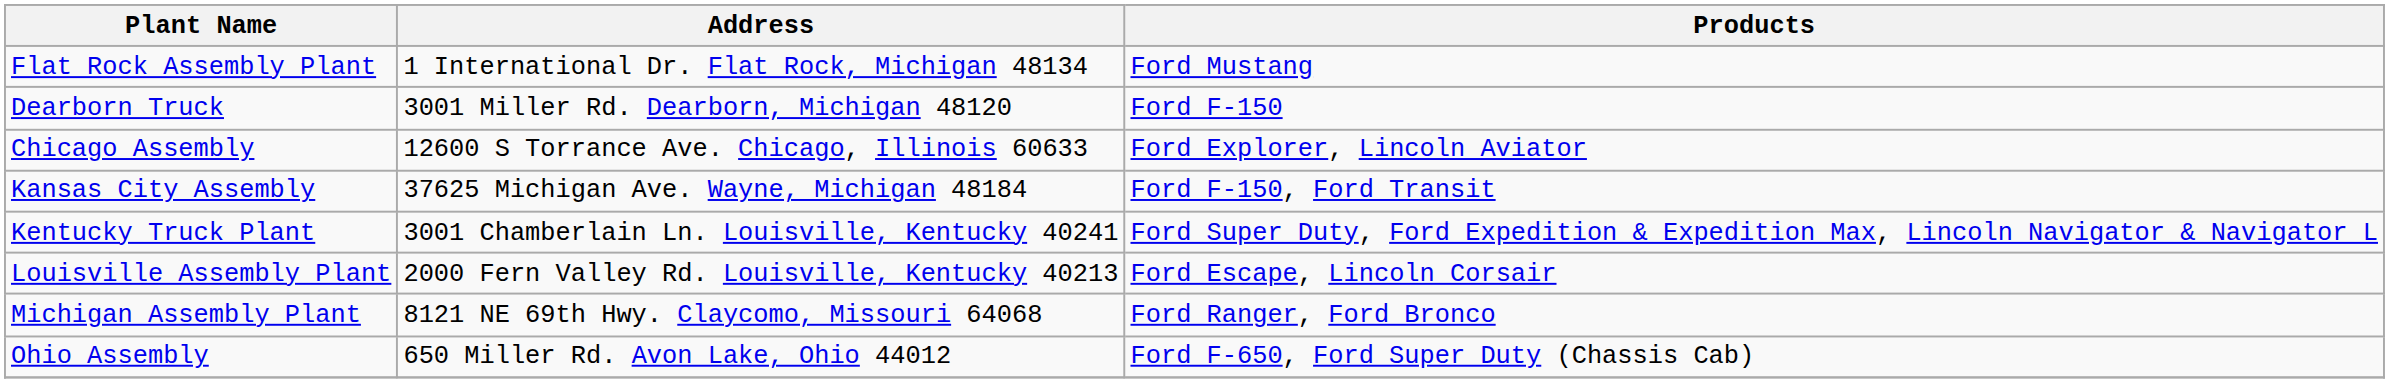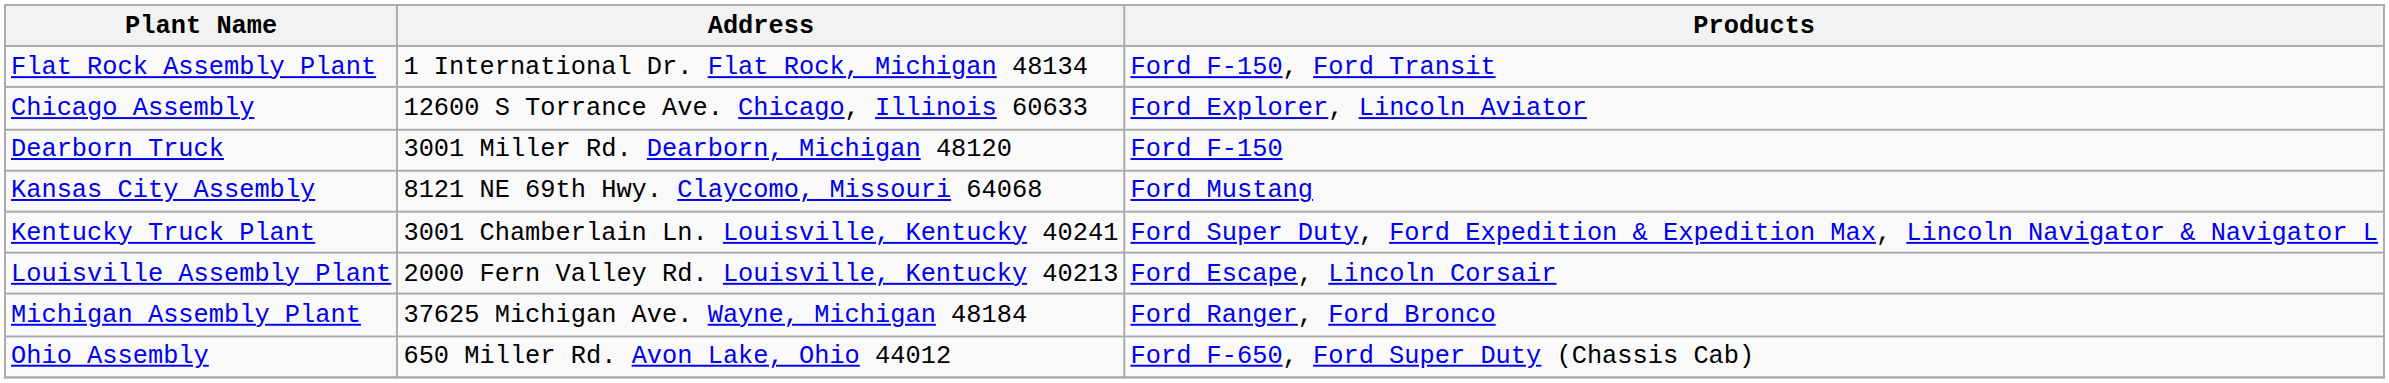(1222, 67) Ford Mustang -> (1313, 67) Ford F-150, Ford Transit
rows swapped: (133, 150) <-> (117, 108)
(715, 191) 37625 Michigan Ave. Wayne, Michigan 48184 -> (723, 191) 8121 NE 69th Hwy. Claycomo, Missouri 64068
(1313, 191) Ford F-150, Ford Transit -> (1222, 191) Ford Mustang
(723, 315) 8121 NE 69th Hwy. Claycomo, Missouri 64068 -> (715, 315) 37625 Michigan Ave. Wayne, Michigan 48184
